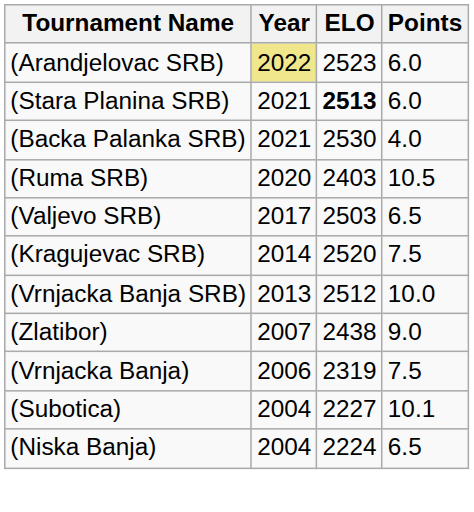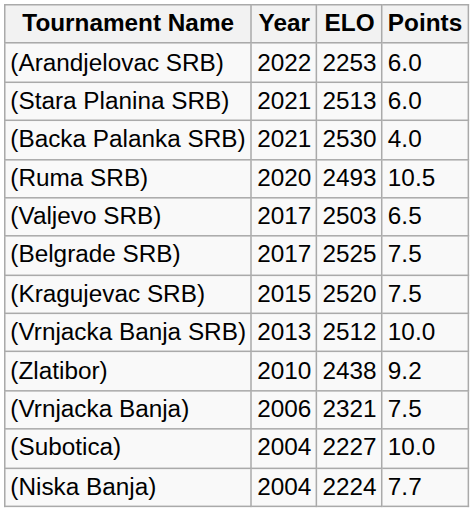(284, 62) khaki background -> (284, 62) no background
(350, 62) 2523 -> (350, 62) 2253
(350, 100) bold -> (350, 100) normal
(350, 178) 2403 -> (350, 178) 2493
+ row: (96, 255)
(284, 255) 2014 -> (284, 293) 2015
(284, 332) 2007 -> (284, 370) 2010
(405, 332) 9.0 -> (405, 370) 9.2
(350, 370) 2319 -> (350, 409) 2321
(412, 409) 10.1 -> (412, 448) 10.0
(405, 448) 6.5 -> (405, 486) 7.7
